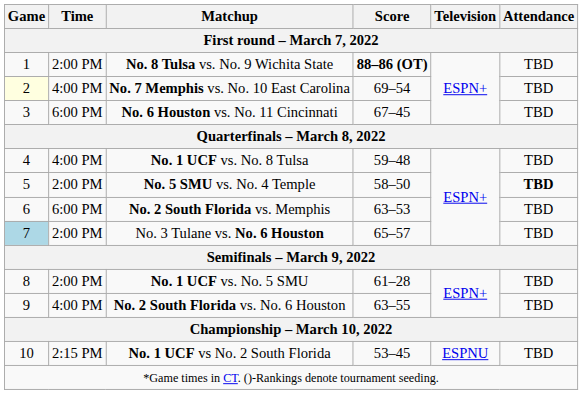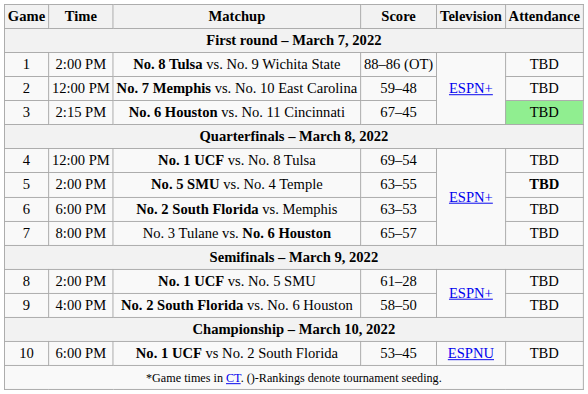(392, 64) bold -> (399, 64) normal
(26, 88) lightyellow background -> (26, 88) no background
(77, 88) 4:00 PM -> (81, 88) 12:00 PM
(392, 88) 69–54 -> (399, 88) 59–48
(77, 112) 6:00 PM -> (81, 112) 2:15 PM
(539, 112) no background -> (544, 112) lightgreen background
(77, 161) 4:00 PM -> (81, 161) 12:00 PM
(392, 161) 59–48 -> (399, 161) 69–54
(392, 185) 58–50 -> (399, 185) 63–55
(26, 233) lightblue background -> (26, 233) no background
(77, 233) 2:00 PM -> (81, 233) 8:00 PM
(392, 305) 63–55 -> (399, 305) 58–50
(77, 353) 2:15 PM -> (81, 353) 6:00 PM
